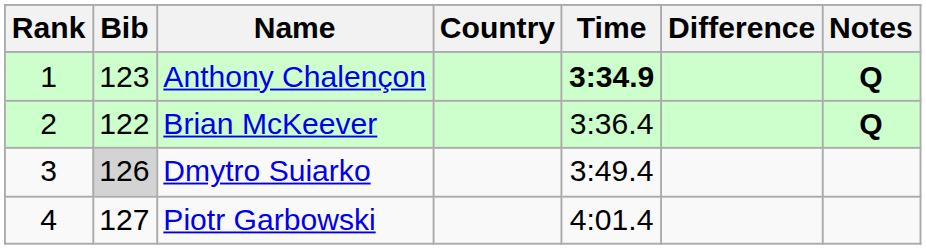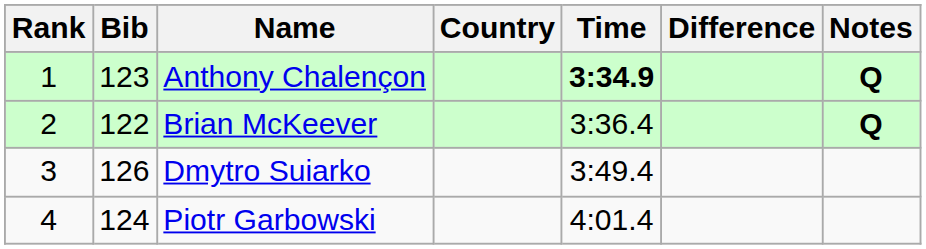(124, 171) lightgrey background -> (124, 171) no background
(124, 219) 127 -> (124, 219) 124
